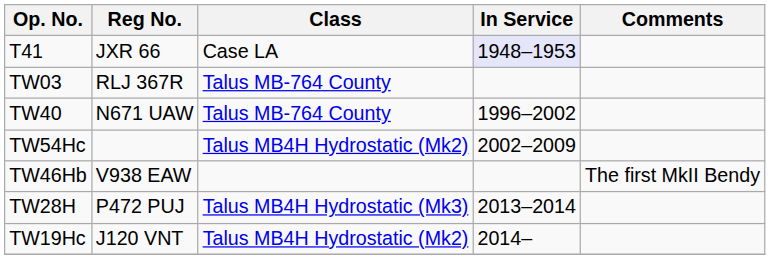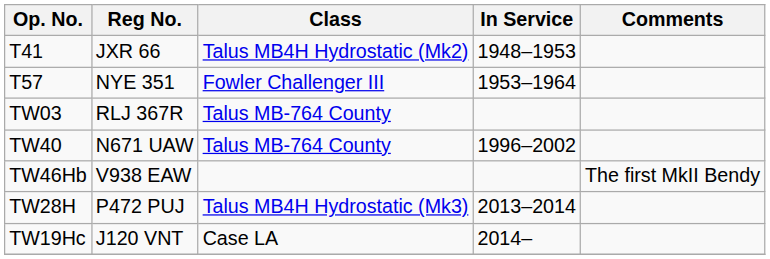(240, 51) Case LA -> (336, 51) Talus MB4H Hydrostatic (Mk2)
(527, 51) lavender background -> (527, 51) no background
+ row: (26, 82)
- row: (47, 144)
(336, 238) Talus MB4H Hydrostatic (Mk2) -> (240, 238) Case LA
